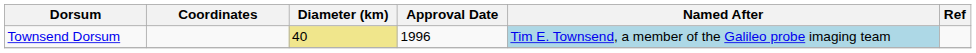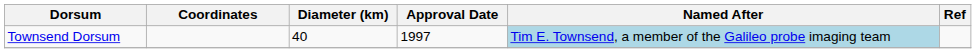(300, 36) khaki background -> (300, 36) no background
(416, 36) 1996 -> (416, 36) 1997
